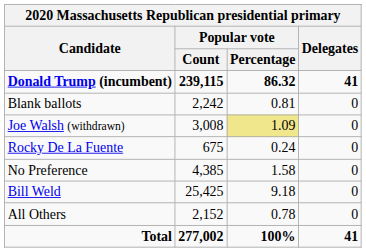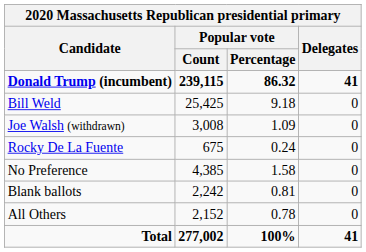rows swapped: (34, 192) <-> (45, 103)
(283, 125) khaki background -> (283, 125) no background
